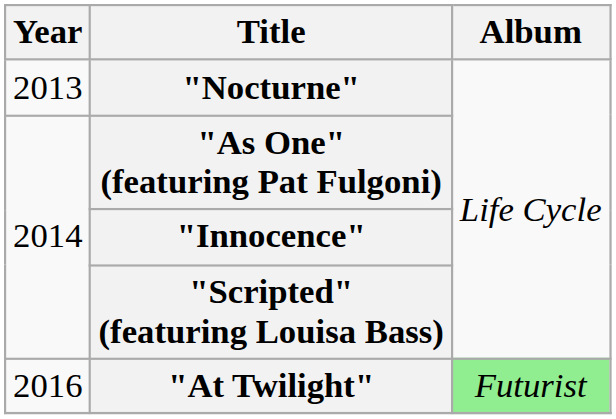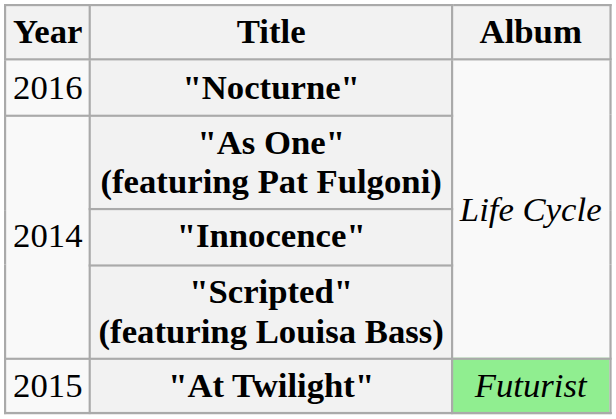(48, 87) 2013 -> (48, 87) 2016
(48, 385) 2016 -> (48, 385) 2015
